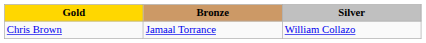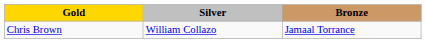columns swapped: (352, 13) <-> (213, 13)
